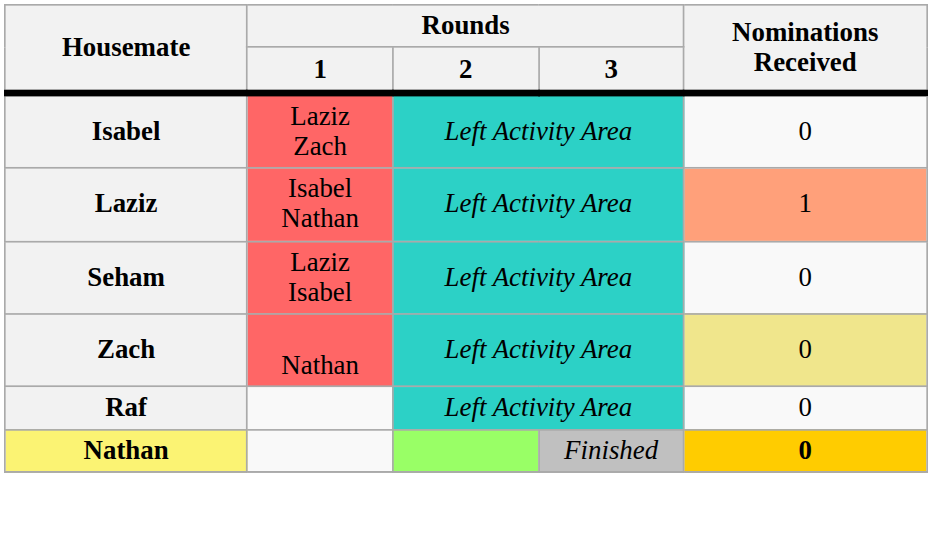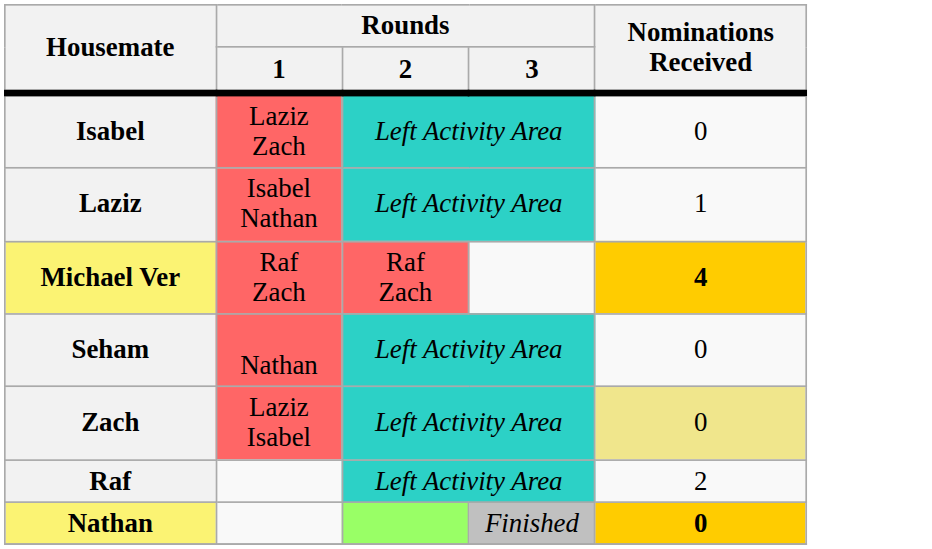(805, 204) lightsalmon background -> (701, 204) no background
+ row: (110, 276)
(320, 276) Laziz Isabel -> (279, 364) Nathan
(320, 364) Nathan -> (279, 422) Laziz Isabel
(805, 407) 0 -> (701, 480) 2
